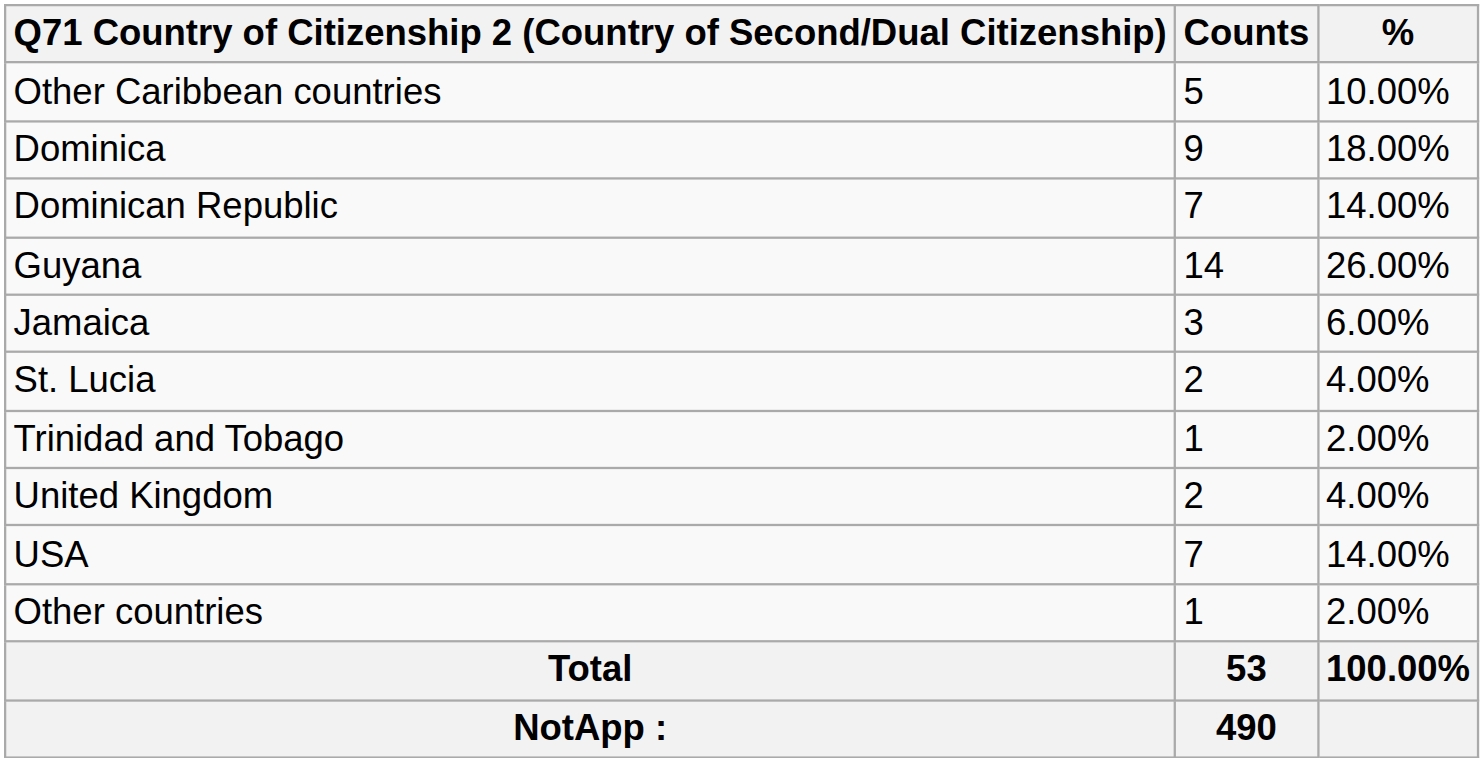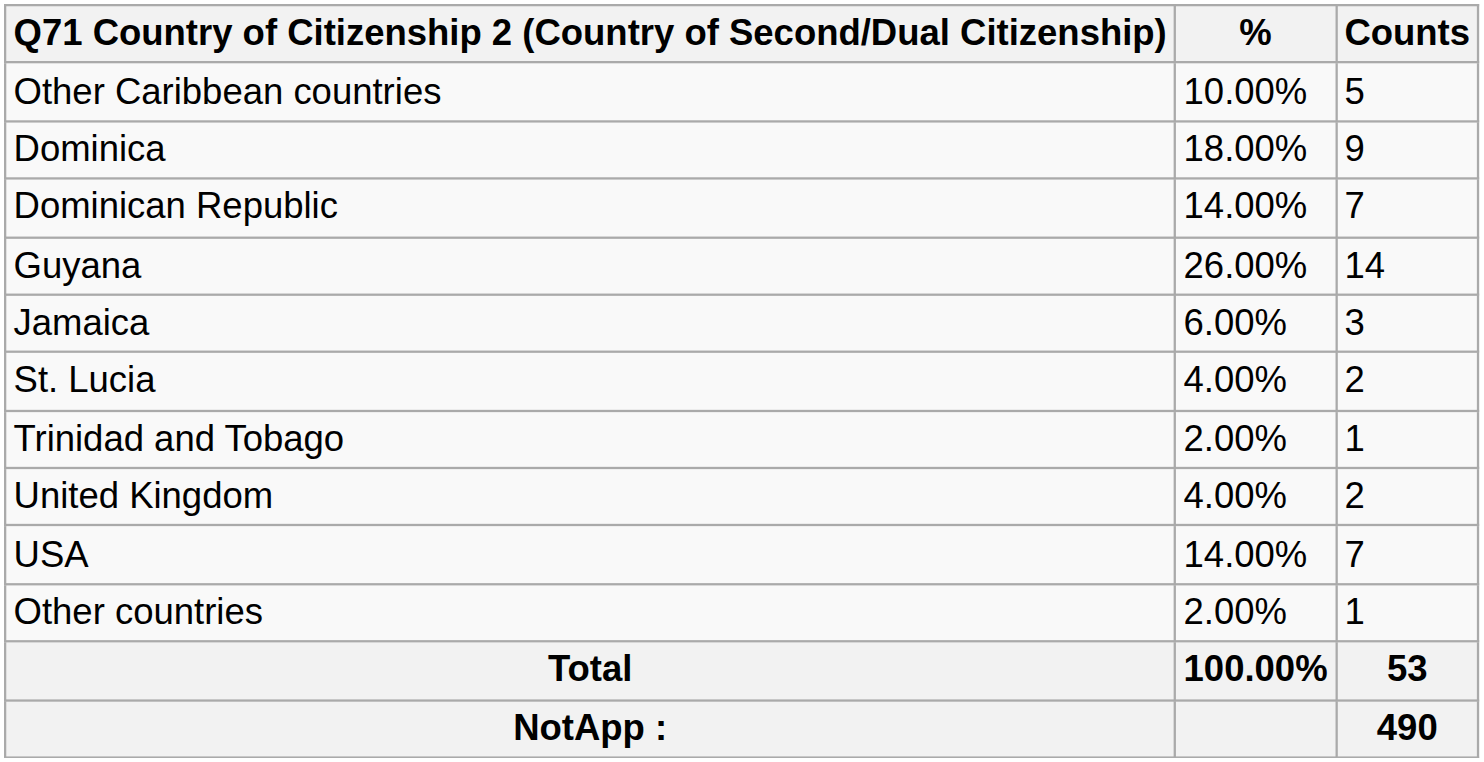columns swapped: (1246, 33) <-> (1398, 33)
